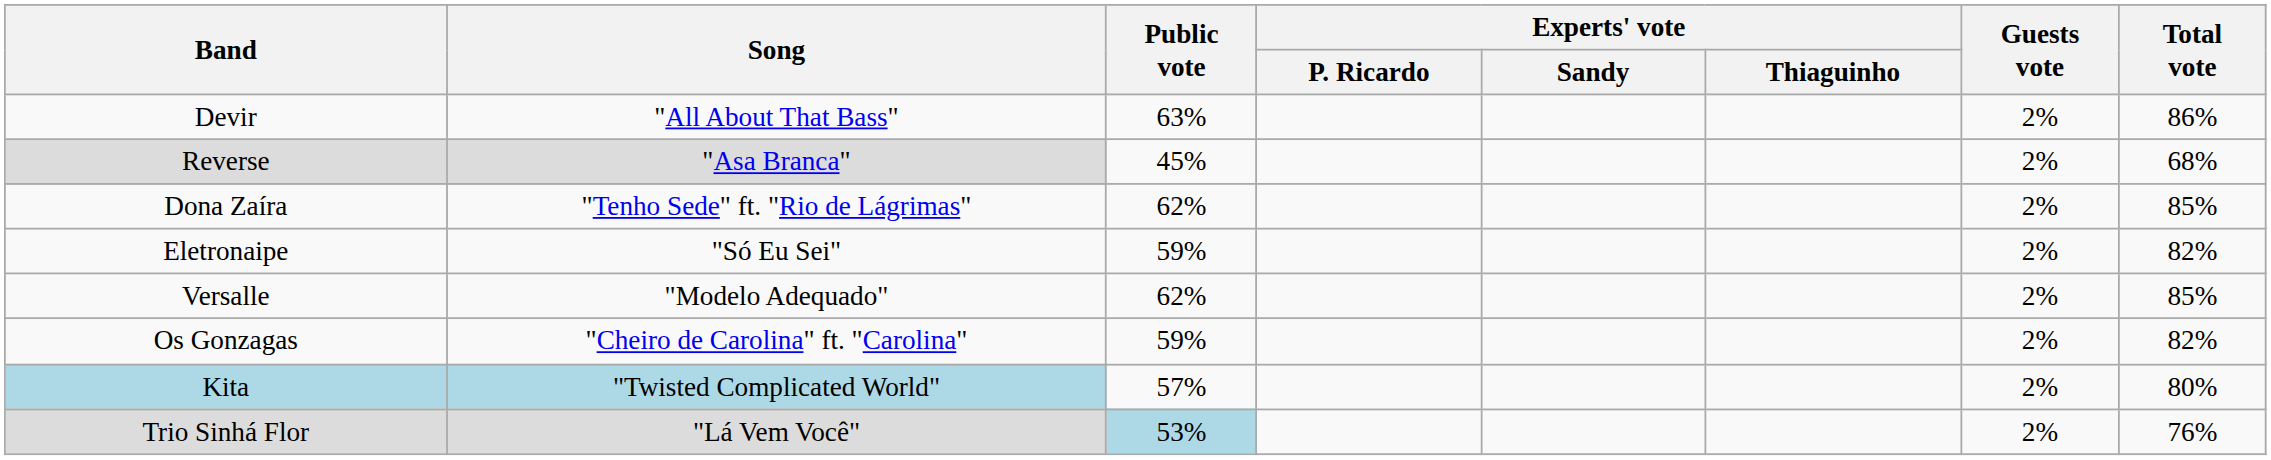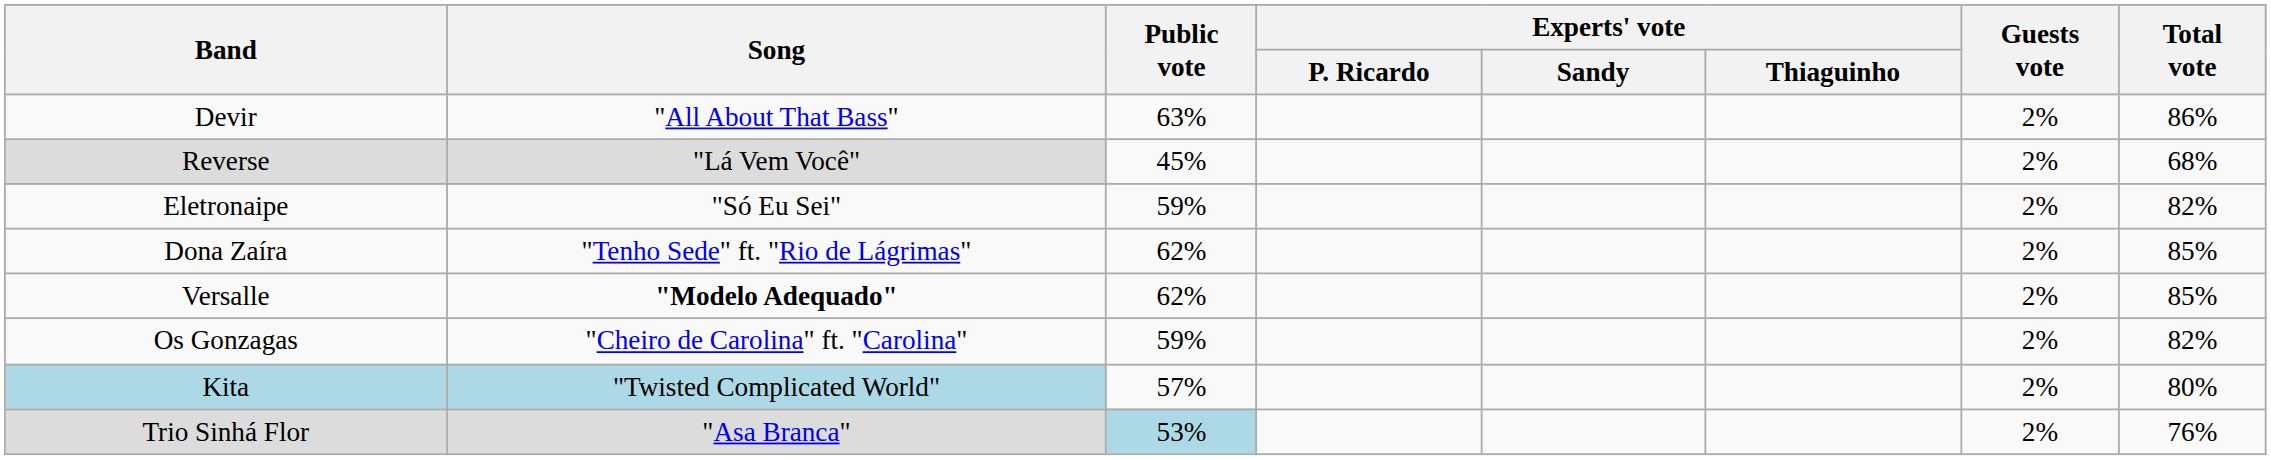(776, 161) "Asa Branca" -> (776, 161) "Lá Vem Você"
rows swapped: (226, 206) <-> (226, 251)
(776, 296) normal -> (776, 296) bold
(776, 430) "Lá Vem Você" -> (776, 430) "Asa Branca"
